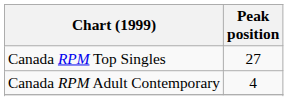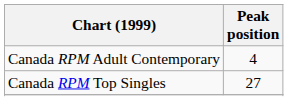rows swapped: (114, 82) <-> (87, 58)
